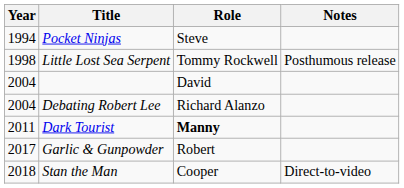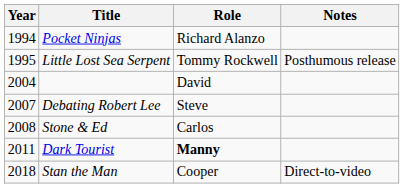(192, 37) Steve -> (221, 37) Richard Alanzo
(22, 60) 1998 -> (22, 60) 1995
(22, 104) 2004 -> (22, 104) 2007
(221, 104) Richard Alanzo -> (192, 104) Steve
+ row: (75, 127)
- row: (103, 149)
